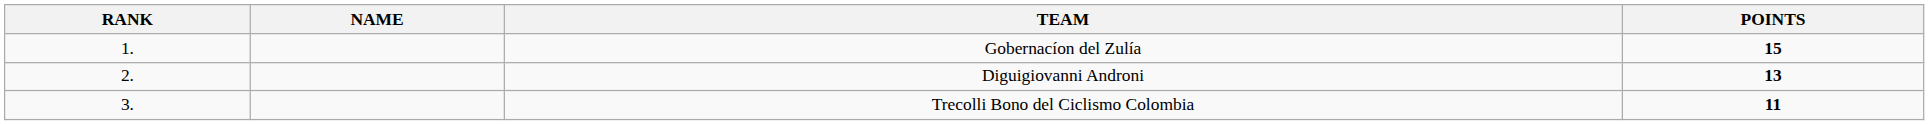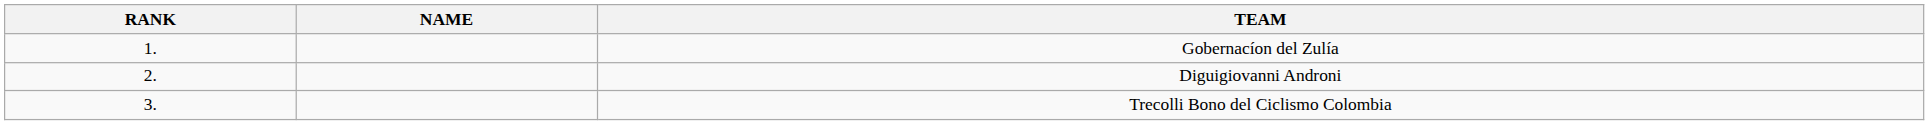- column: (1773, 19)
